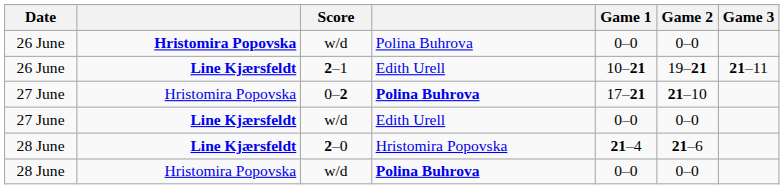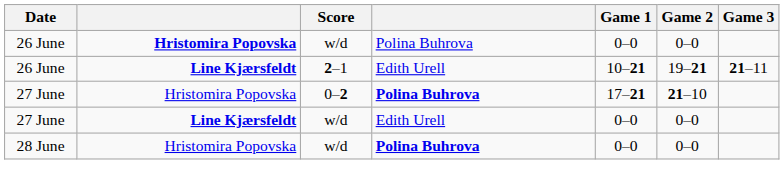- row: (41, 145)
